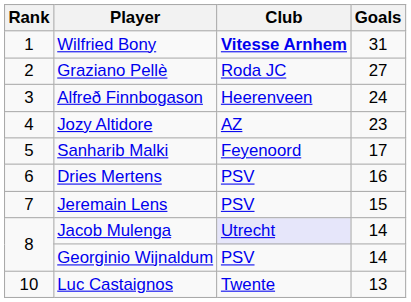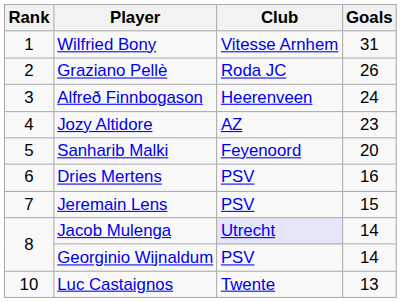(284, 44) bold -> (280, 44) normal
(378, 71) 27 -> (369, 71) 26
(378, 151) 17 -> (369, 151) 20
